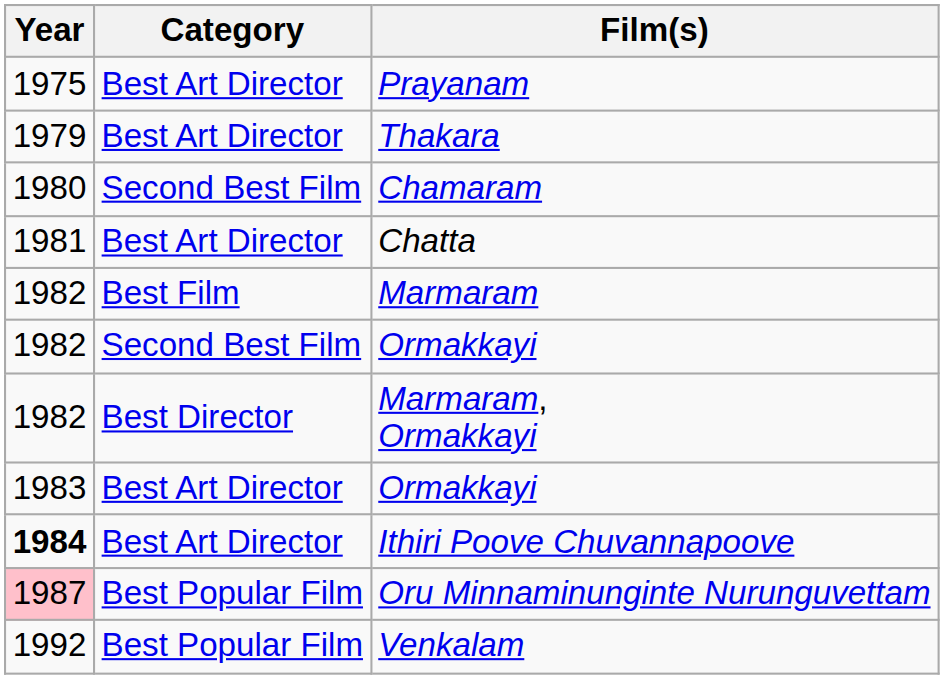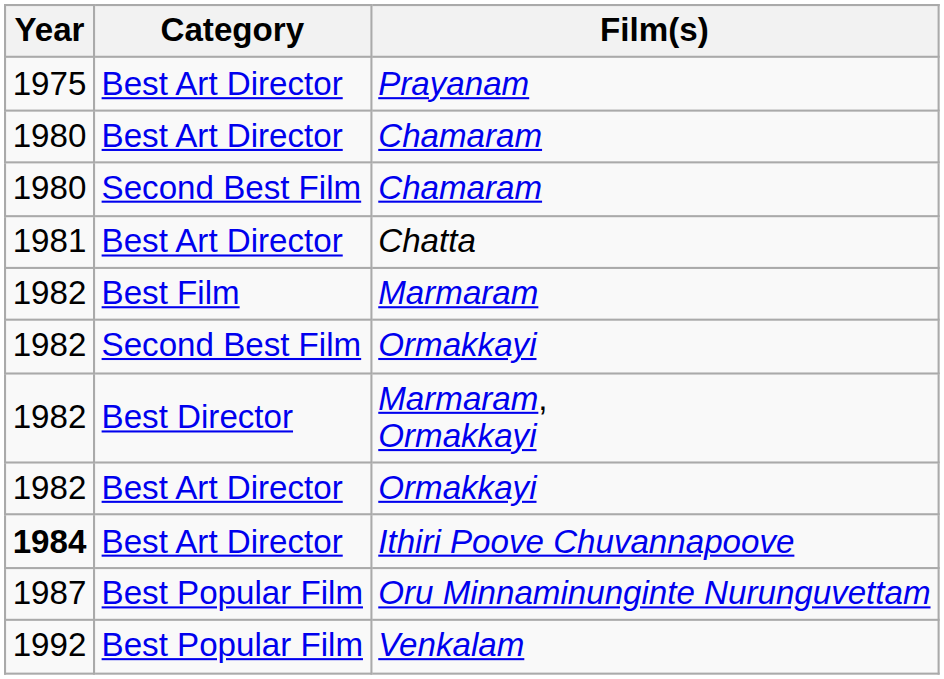- row: (222, 135)
+ row: (222, 135)
(50, 488) 1983 -> (50, 488) 1982
(50, 593) pink background -> (50, 593) no background
